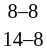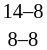rows swapped: (23, 11) <-> (23, 39)
